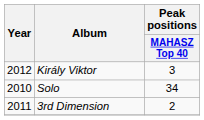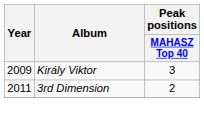(19, 70) 2012 -> (19, 70) 2009
- row: (48, 88)
